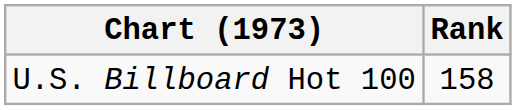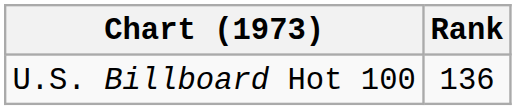(467, 80) 158 -> (467, 80) 136
